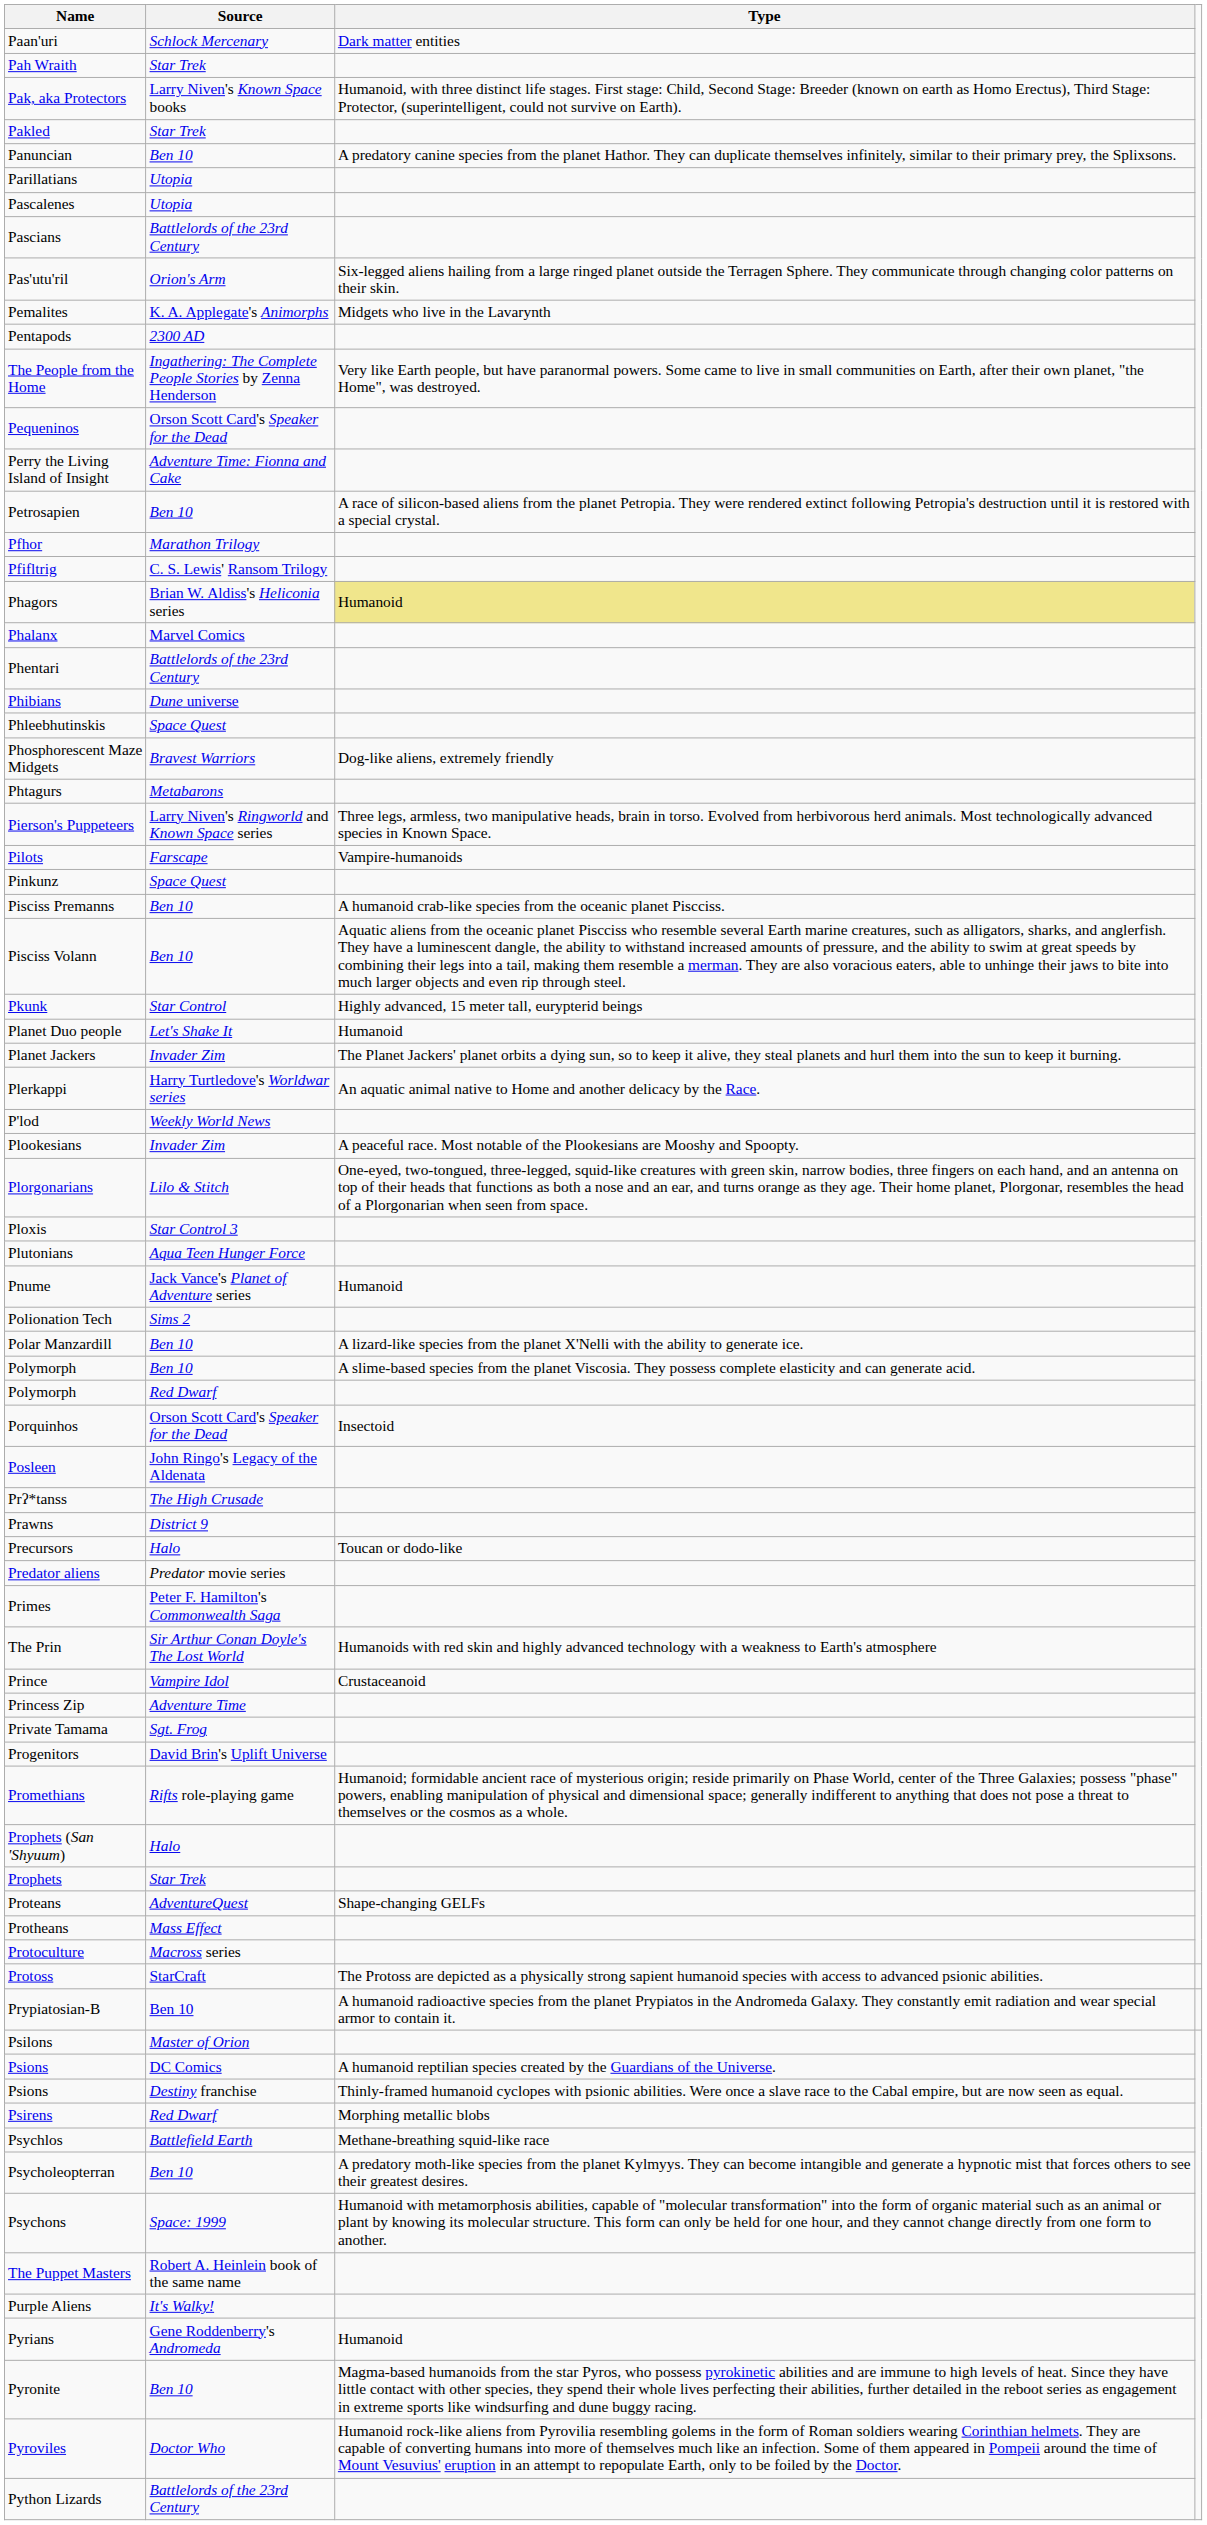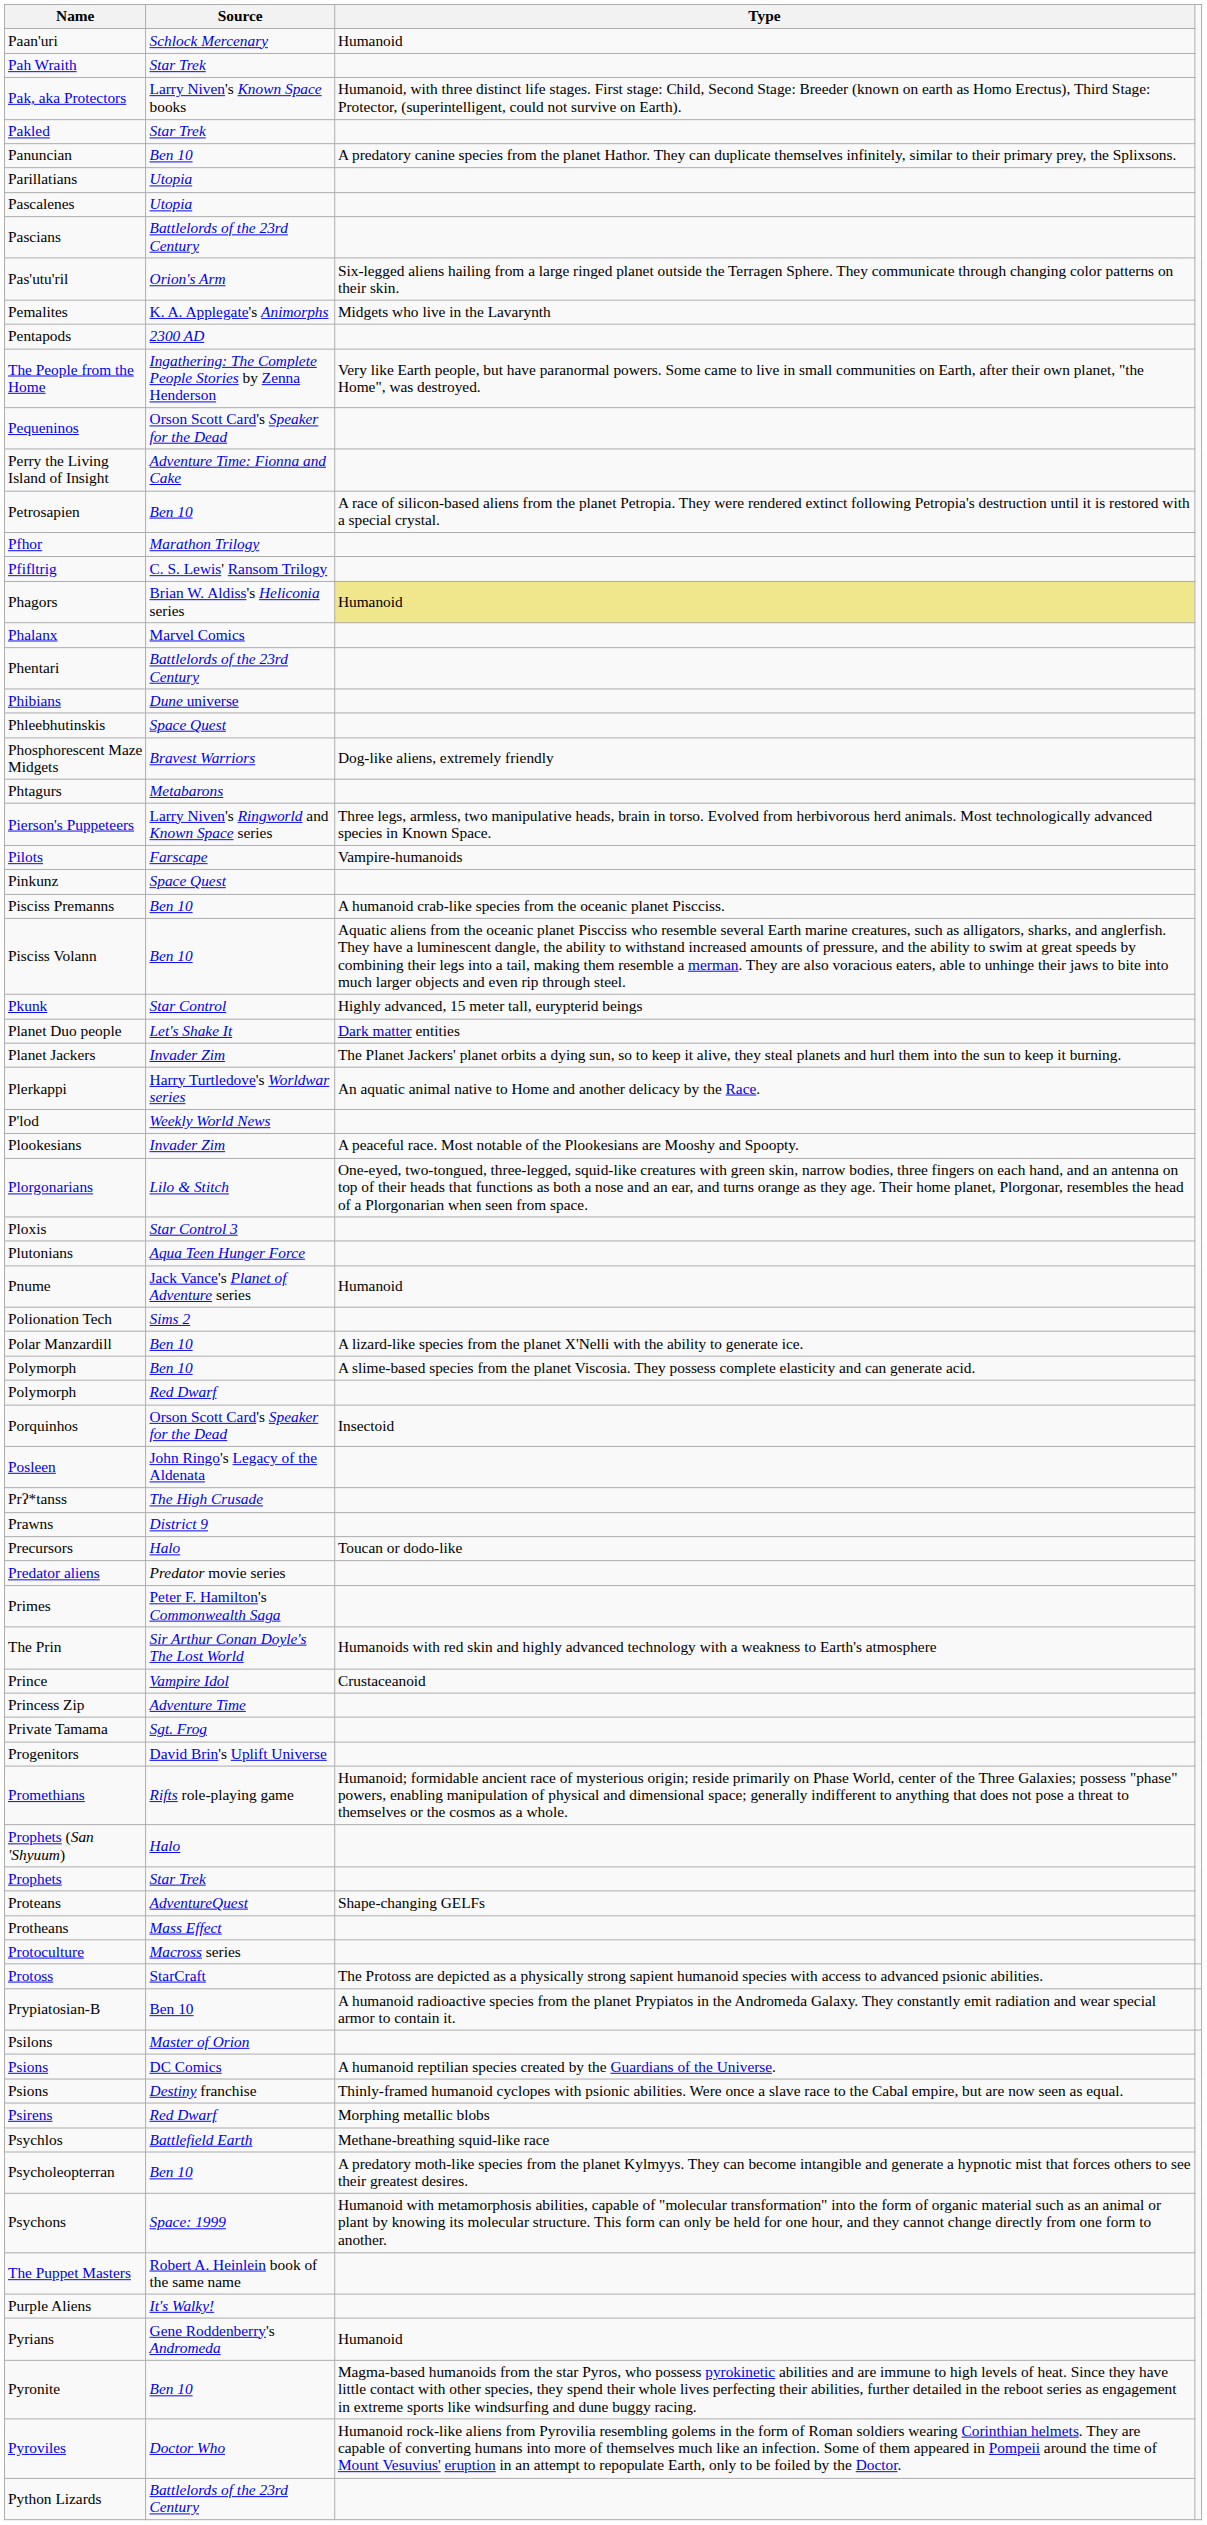(399, 41) Dark matter entities -> (370, 41) Humanoid
(370, 1031) Humanoid -> (399, 1031) Dark matter entities
